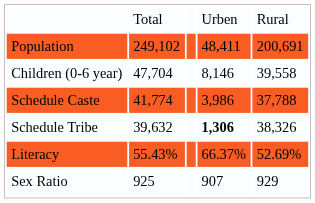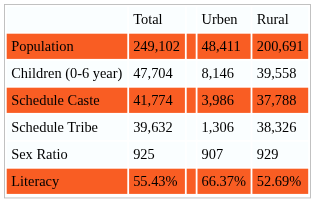(218, 127) bold -> (218, 127) normal
rows swapped: (35, 154) <-> (39, 181)
